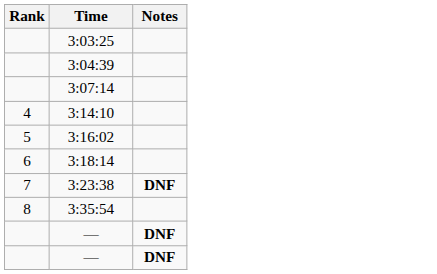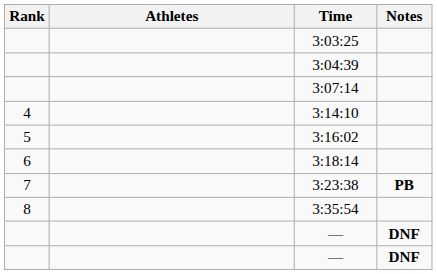+ column: (172, 16)
(160, 185) DNF -> (404, 185) PB
